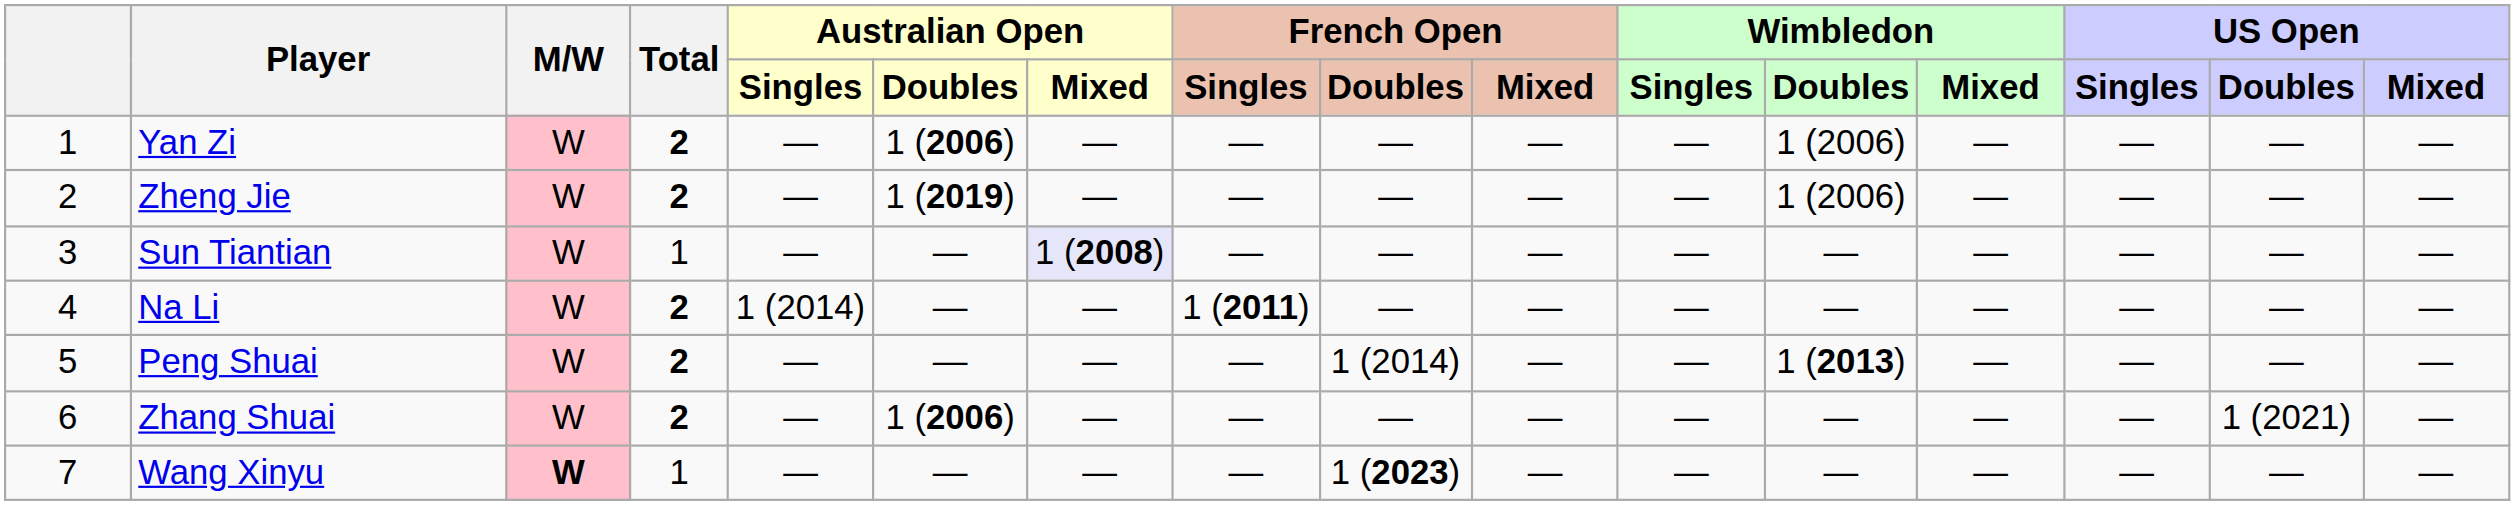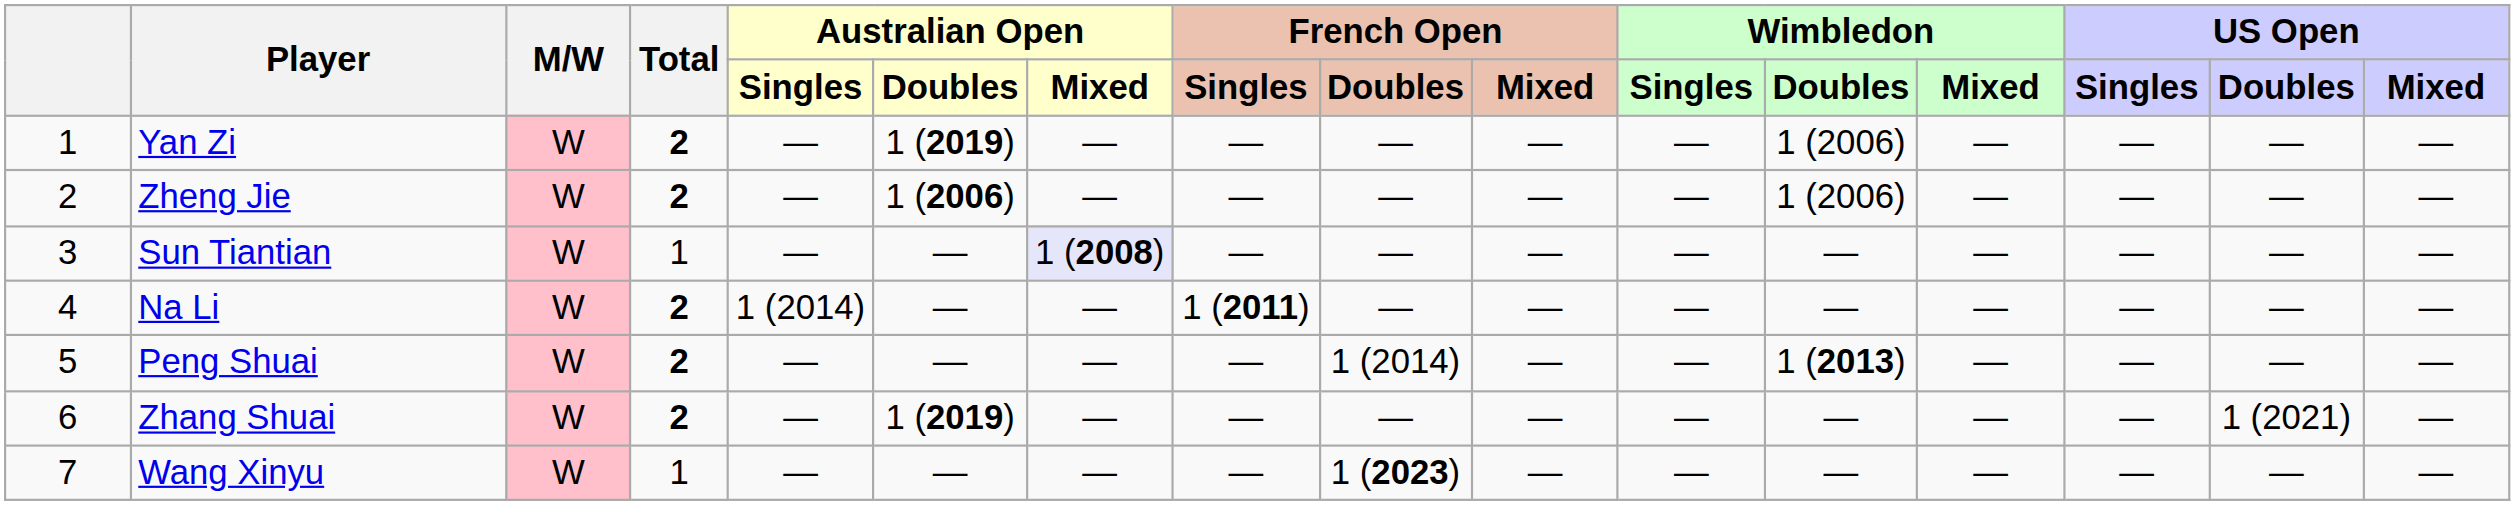(950, 142) 1 (2006) -> (950, 142) 1 (2019)
(950, 197) 1 (2019) -> (950, 197) 1 (2006)
(950, 417) 1 (2006) -> (950, 417) 1 (2019)
(568, 472) bold -> (568, 472) normal
